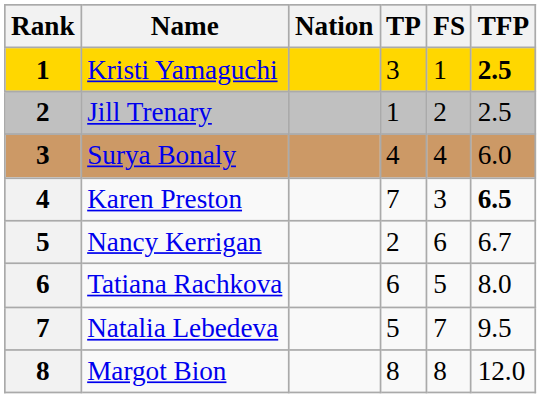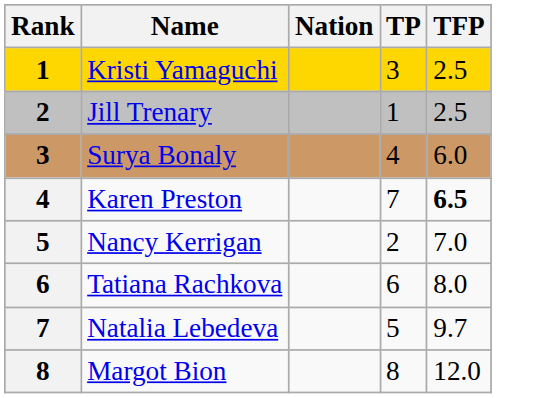- column: (449, 26)
(495, 69) bold -> (450, 69) normal
(495, 241) 6.7 -> (450, 241) 7.0
(495, 328) 9.5 -> (450, 328) 9.7
